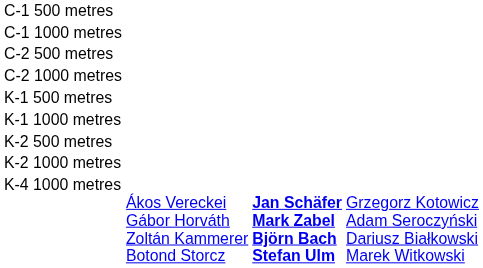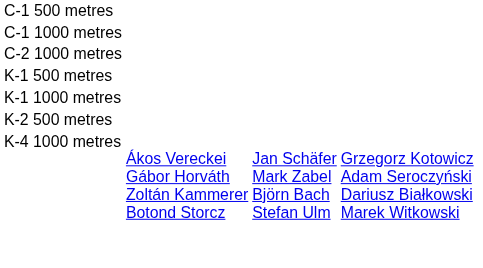- row: (59, 54)
- row: (63, 163)
(297, 229) bold -> (294, 186) normal
